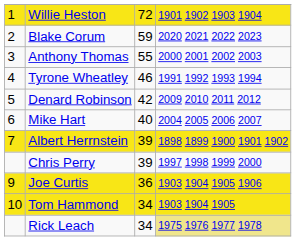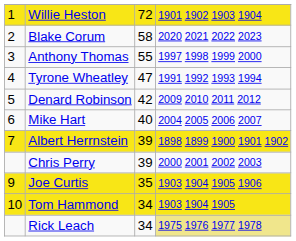(145, 36) 59 -> (145, 36) 58
(210, 57) 2000 2001 2002 2003 -> (210, 57) 1997 1998 1999 2000
(145, 78) 46 -> (145, 78) 47
(210, 162) 1997 1998 1999 2000 -> (210, 162) 2000 2001 2002 2003
(145, 183) 36 -> (145, 183) 35
